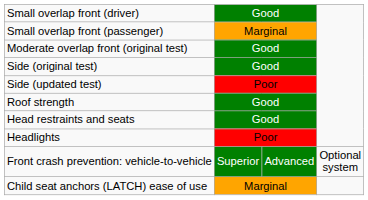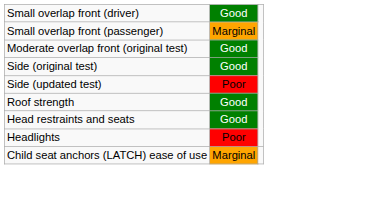- row: (109, 161)
